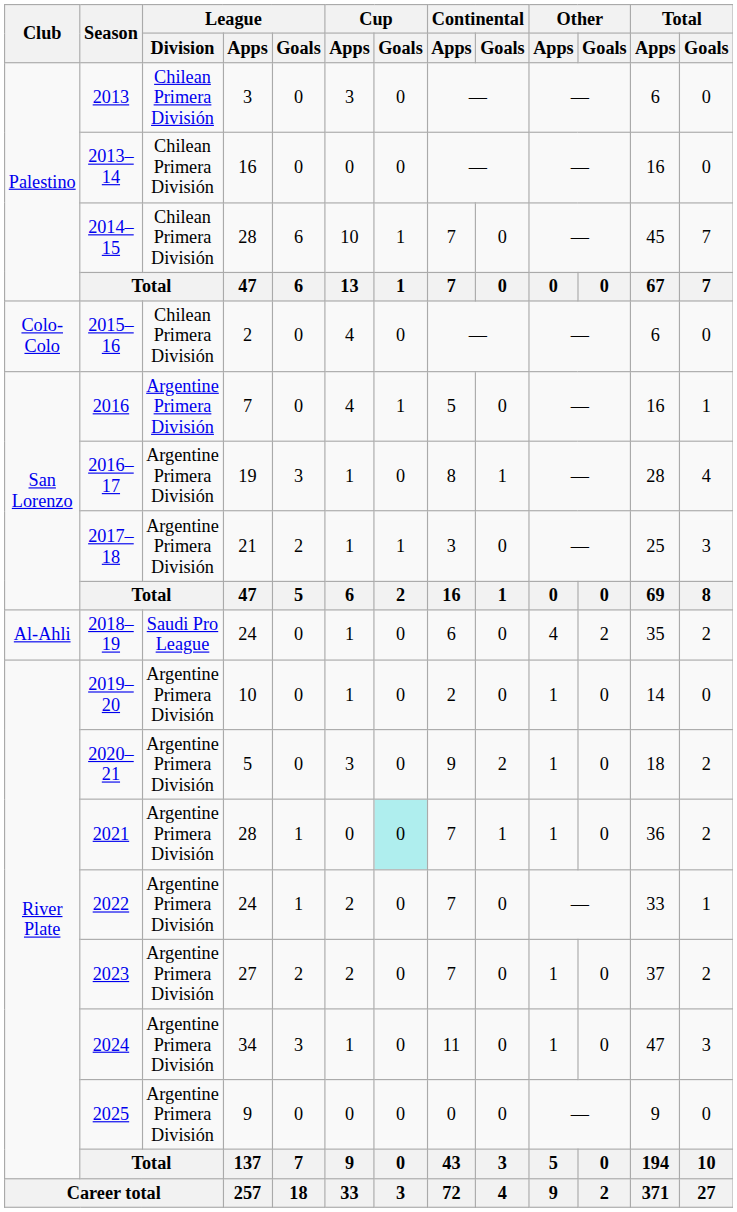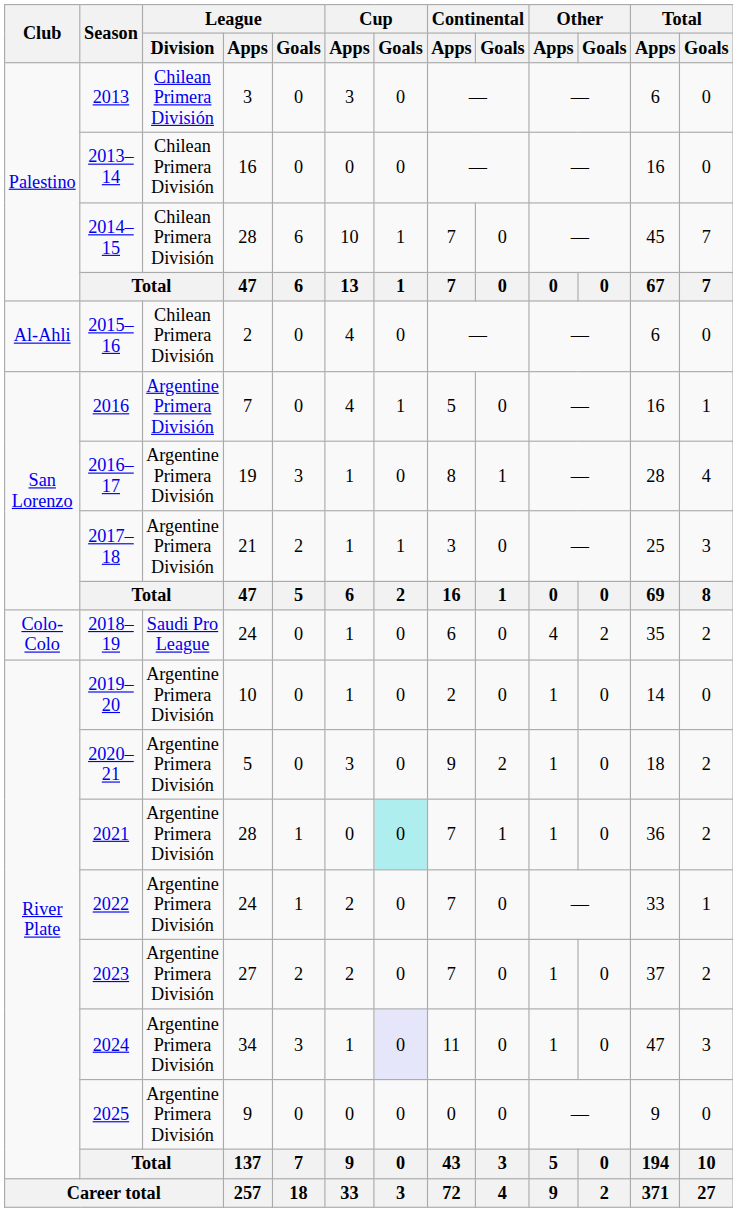(42, 336) Colo-Colo -> (42, 336) Al-Ahli
(42, 634) Al-Ahli -> (42, 634) Colo-Colo
(400, 1044) no background -> (400, 1044) lavender background
